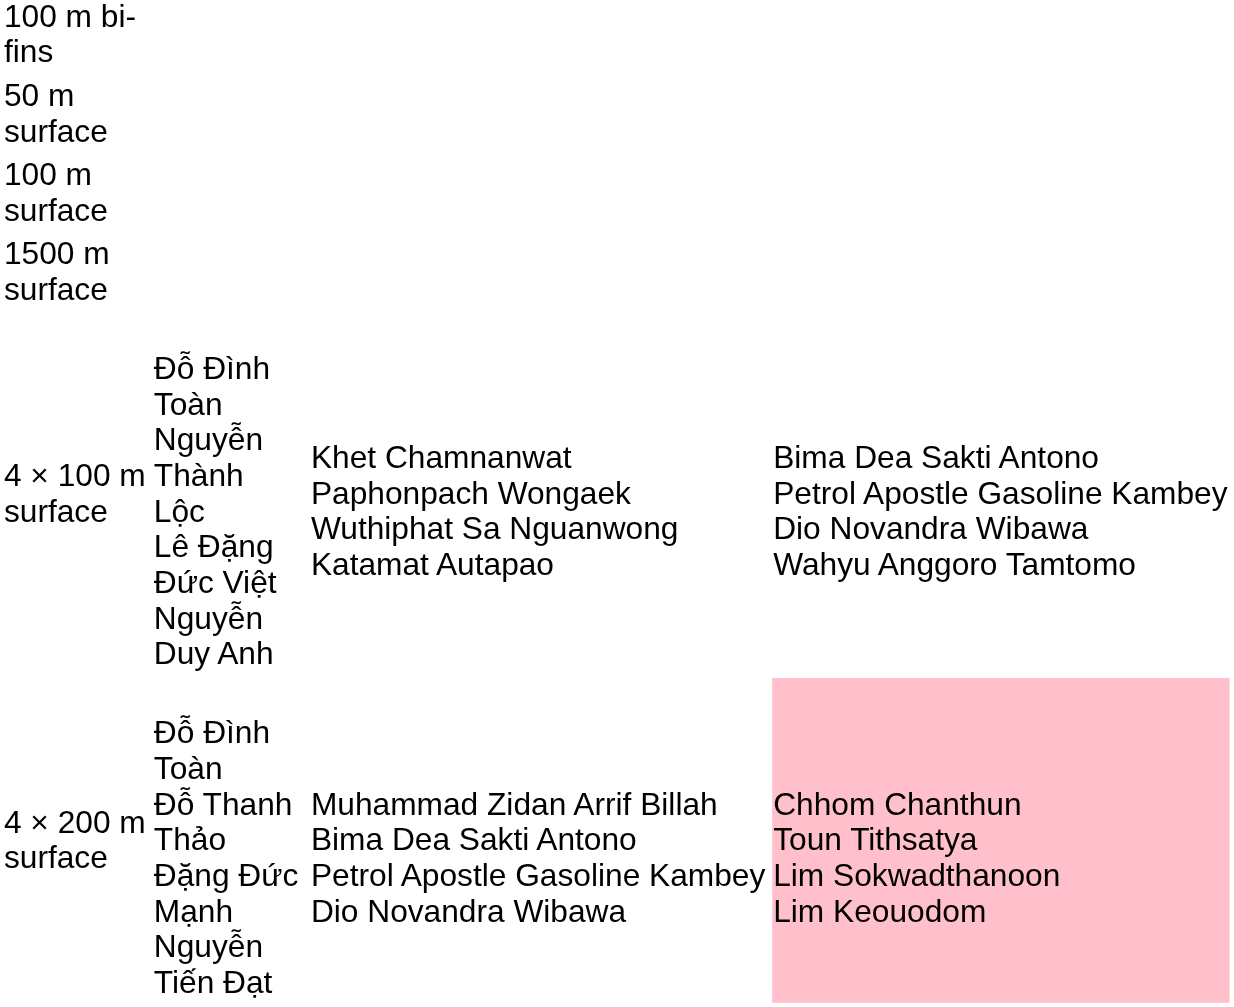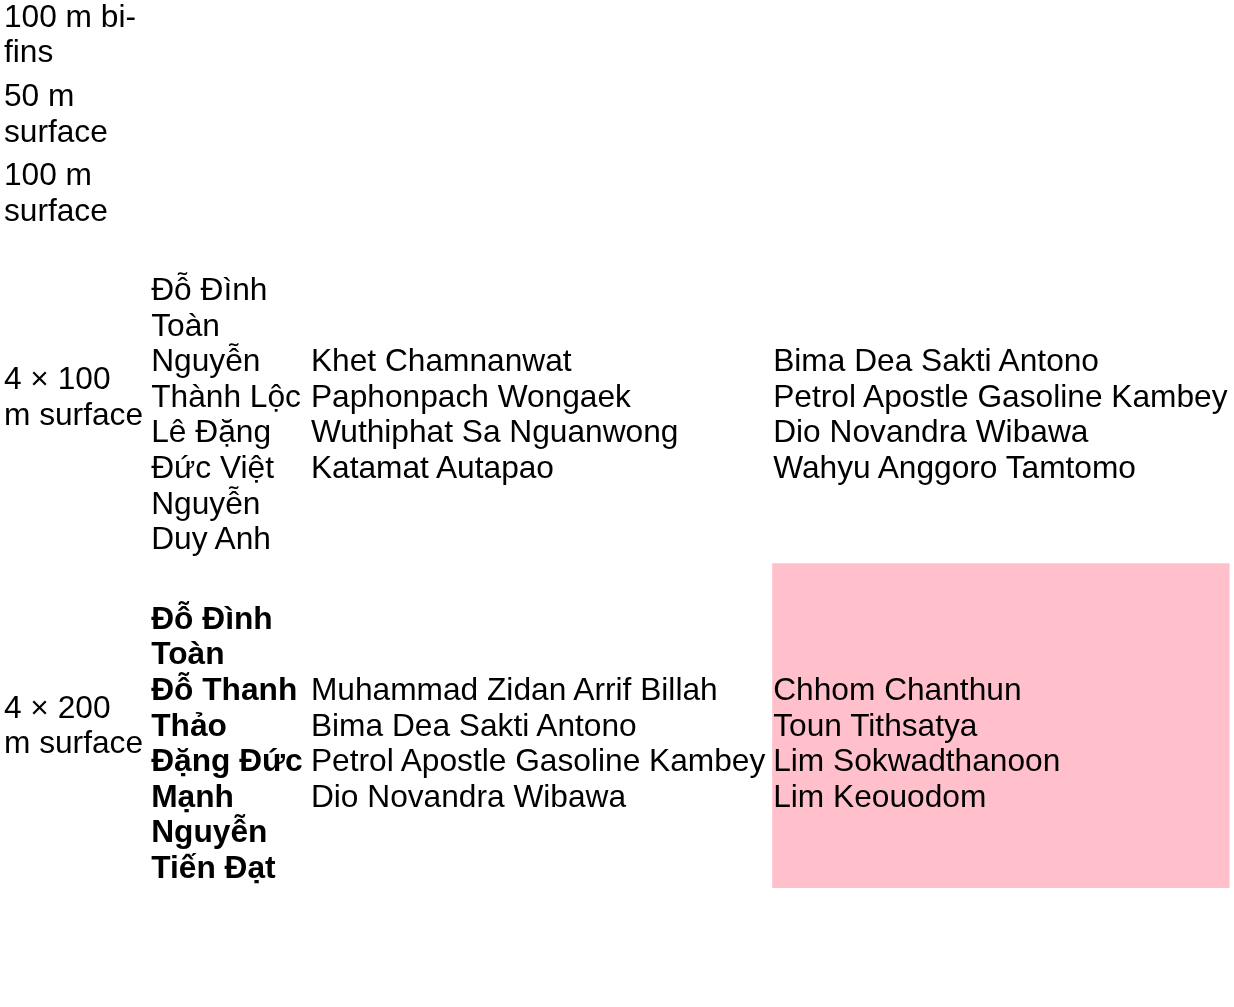- row: (57, 271)
(226, 857) normal -> (227, 742) bold
